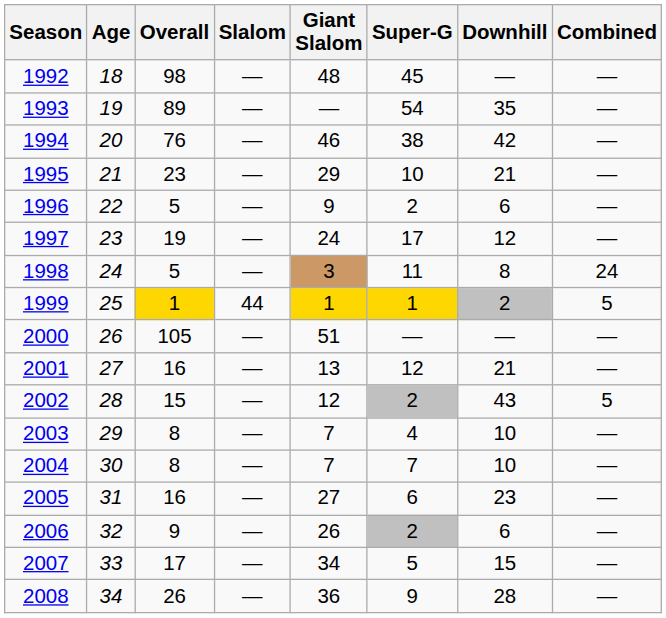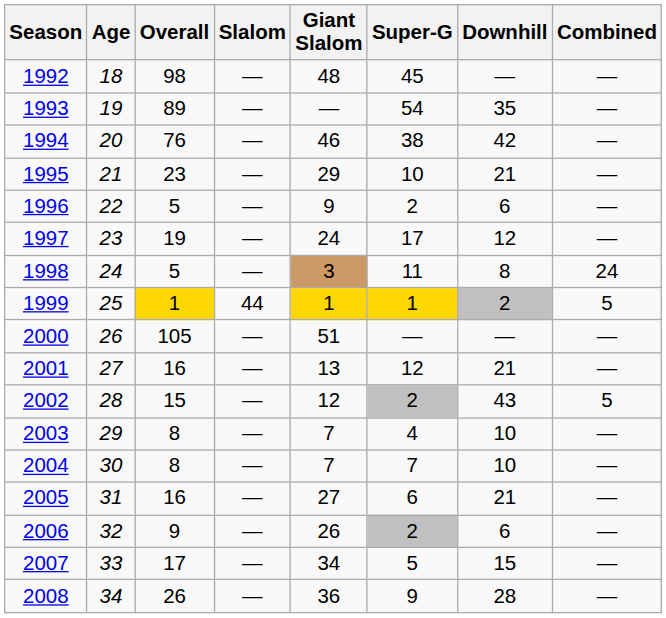(505, 498) 23 -> (505, 498) 21
